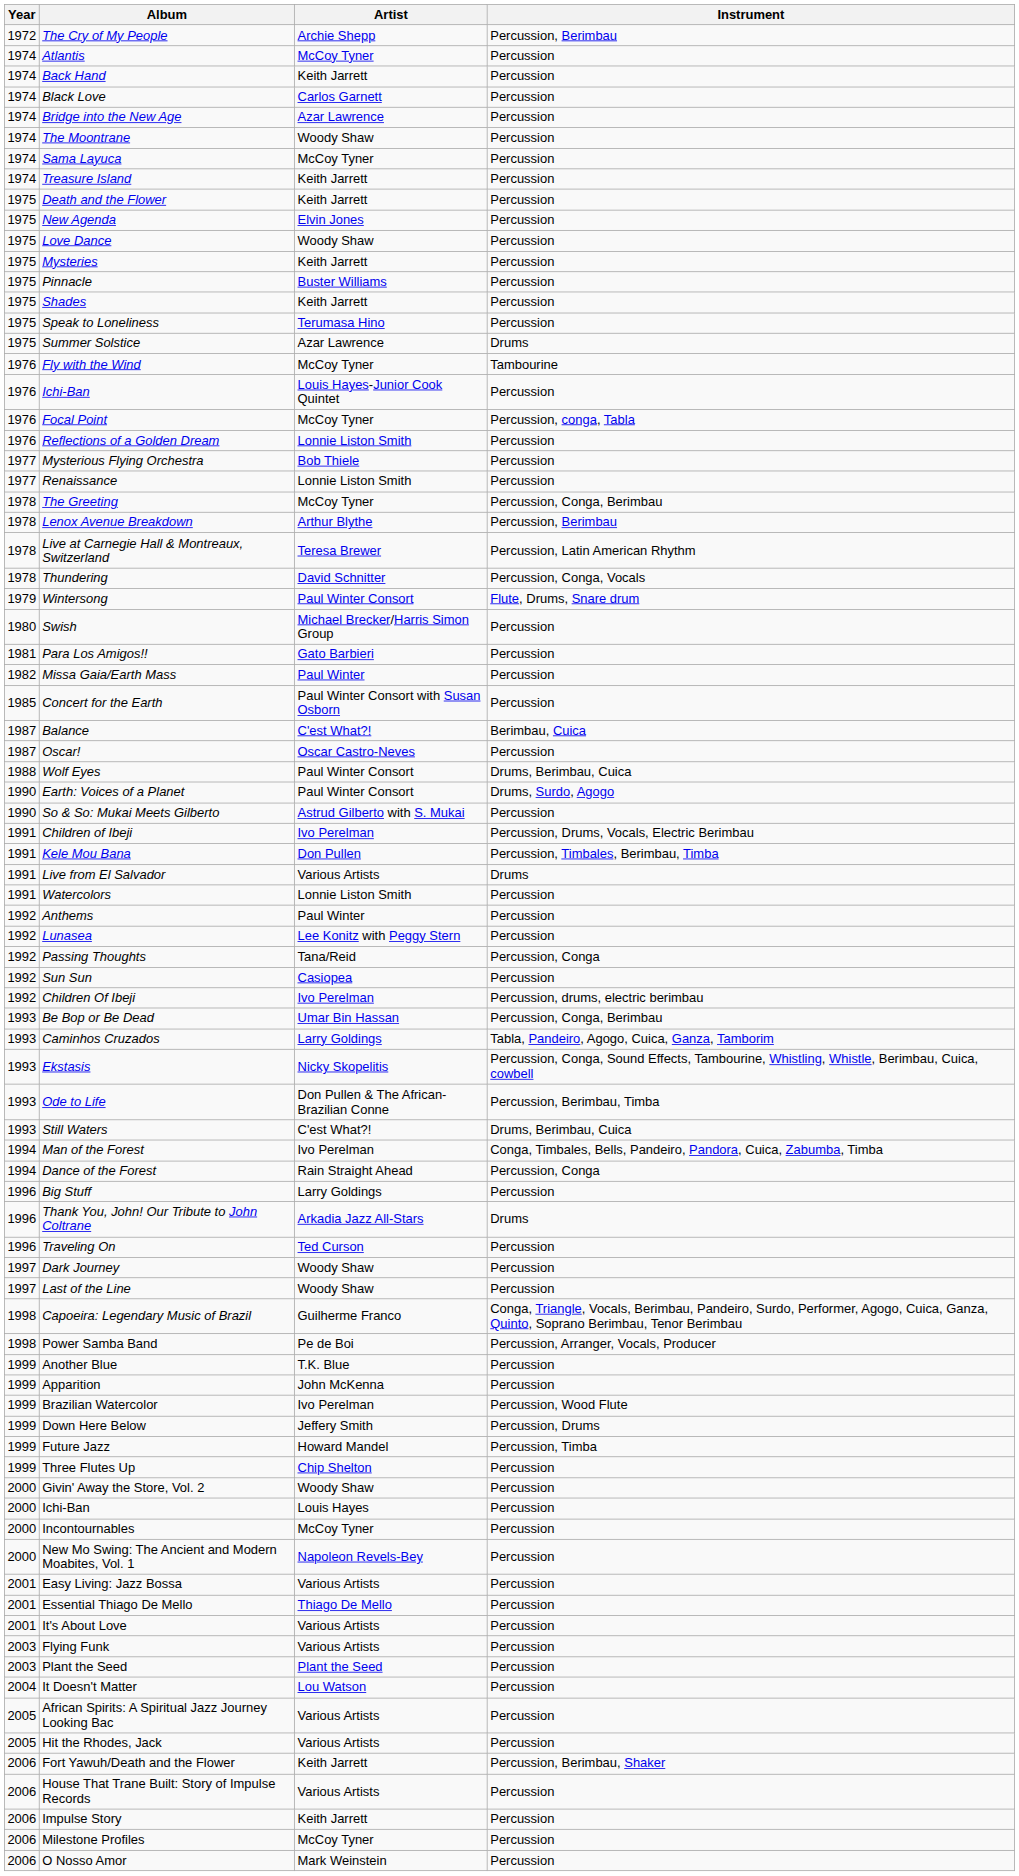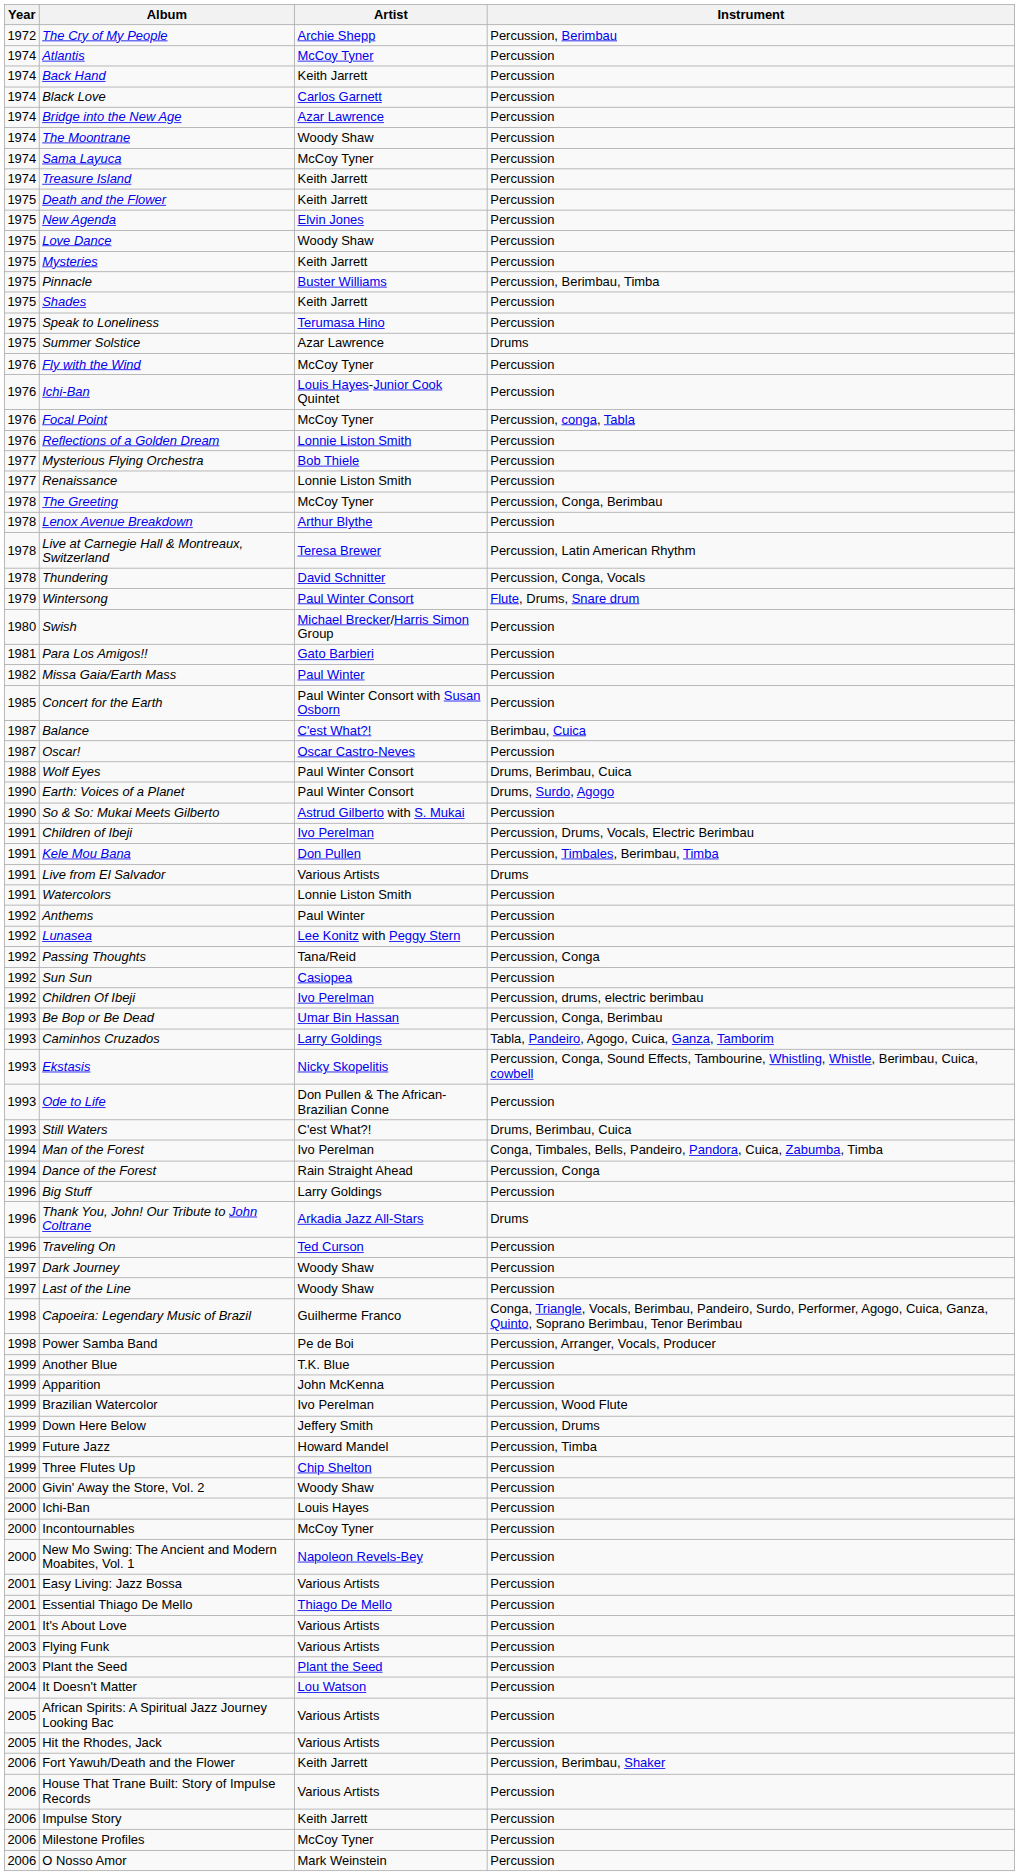(522, 281) Percussion -> (575, 281) Percussion, Berimbau, Timba
(524, 364) Tambourine -> (522, 364) Percussion
(554, 522) Percussion, Berimbau -> (522, 522) Percussion
(575, 1102) Percussion, Berimbau, Timba -> (522, 1102) Percussion
